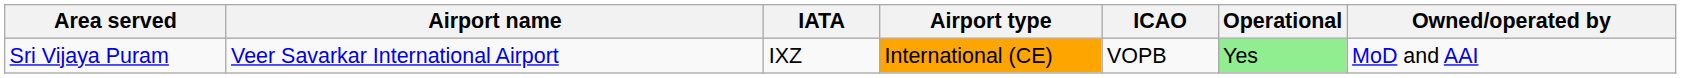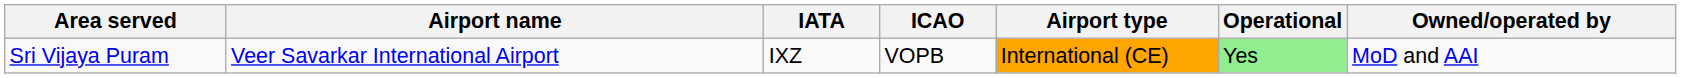columns swapped: (1160, 21) <-> (991, 21)
